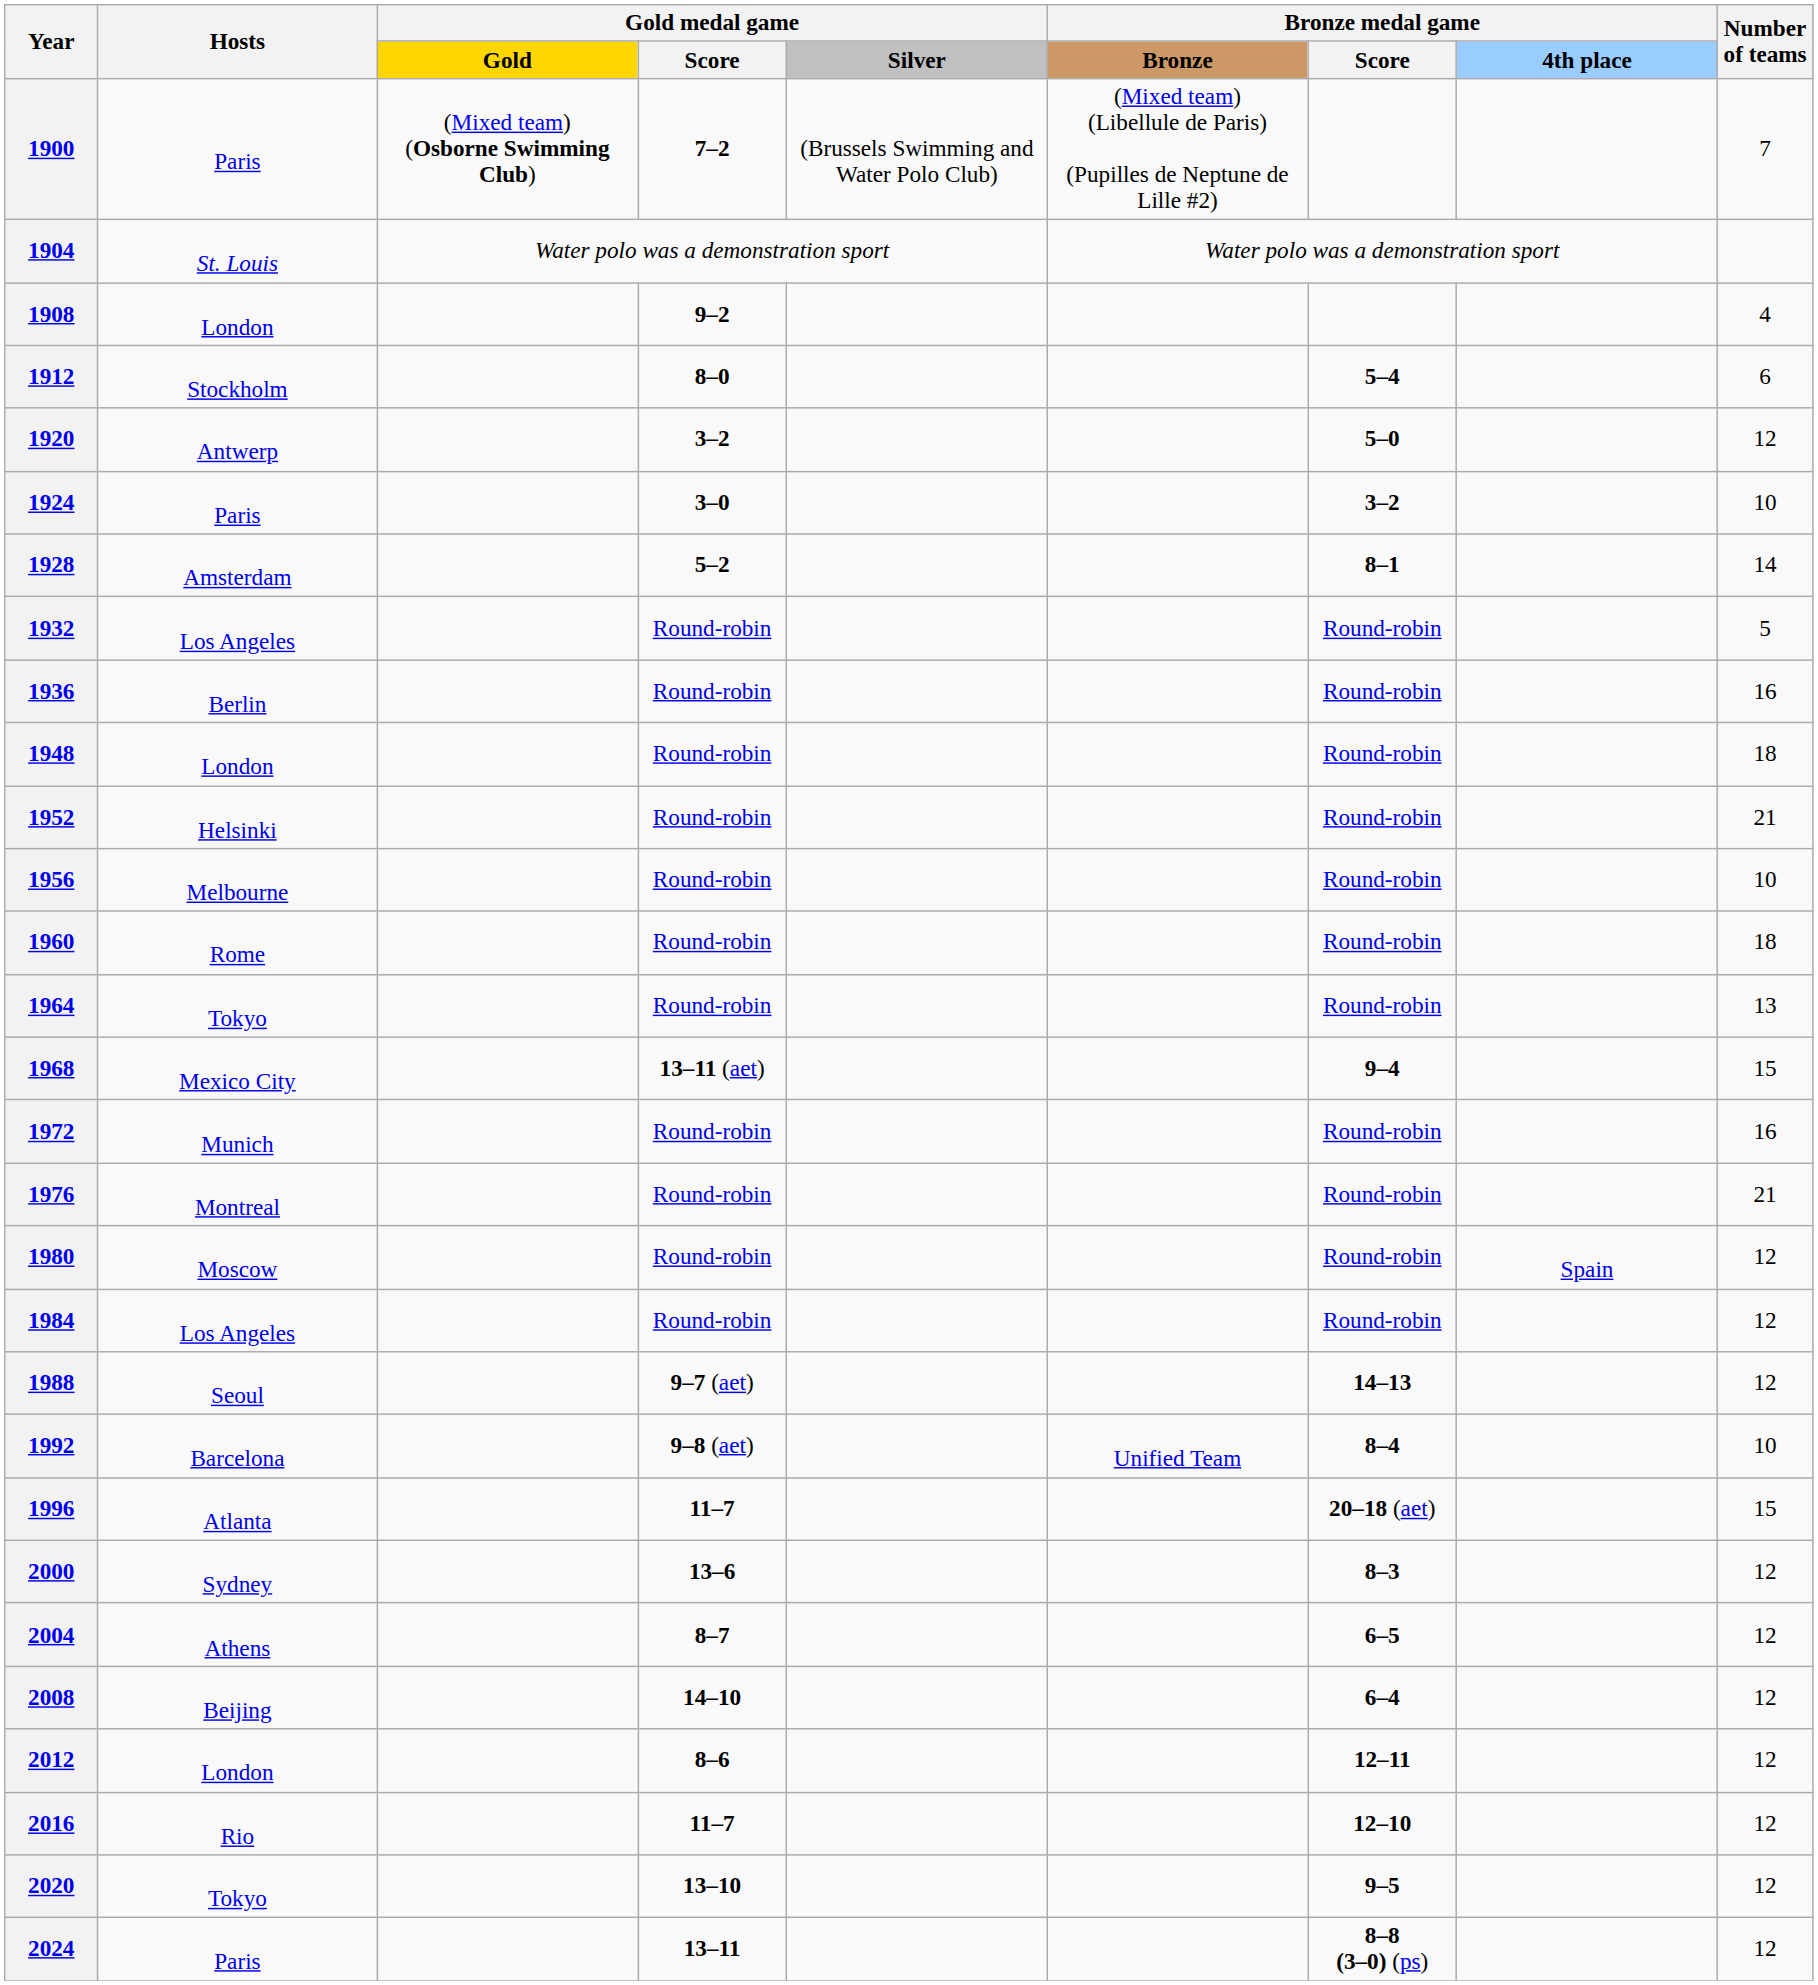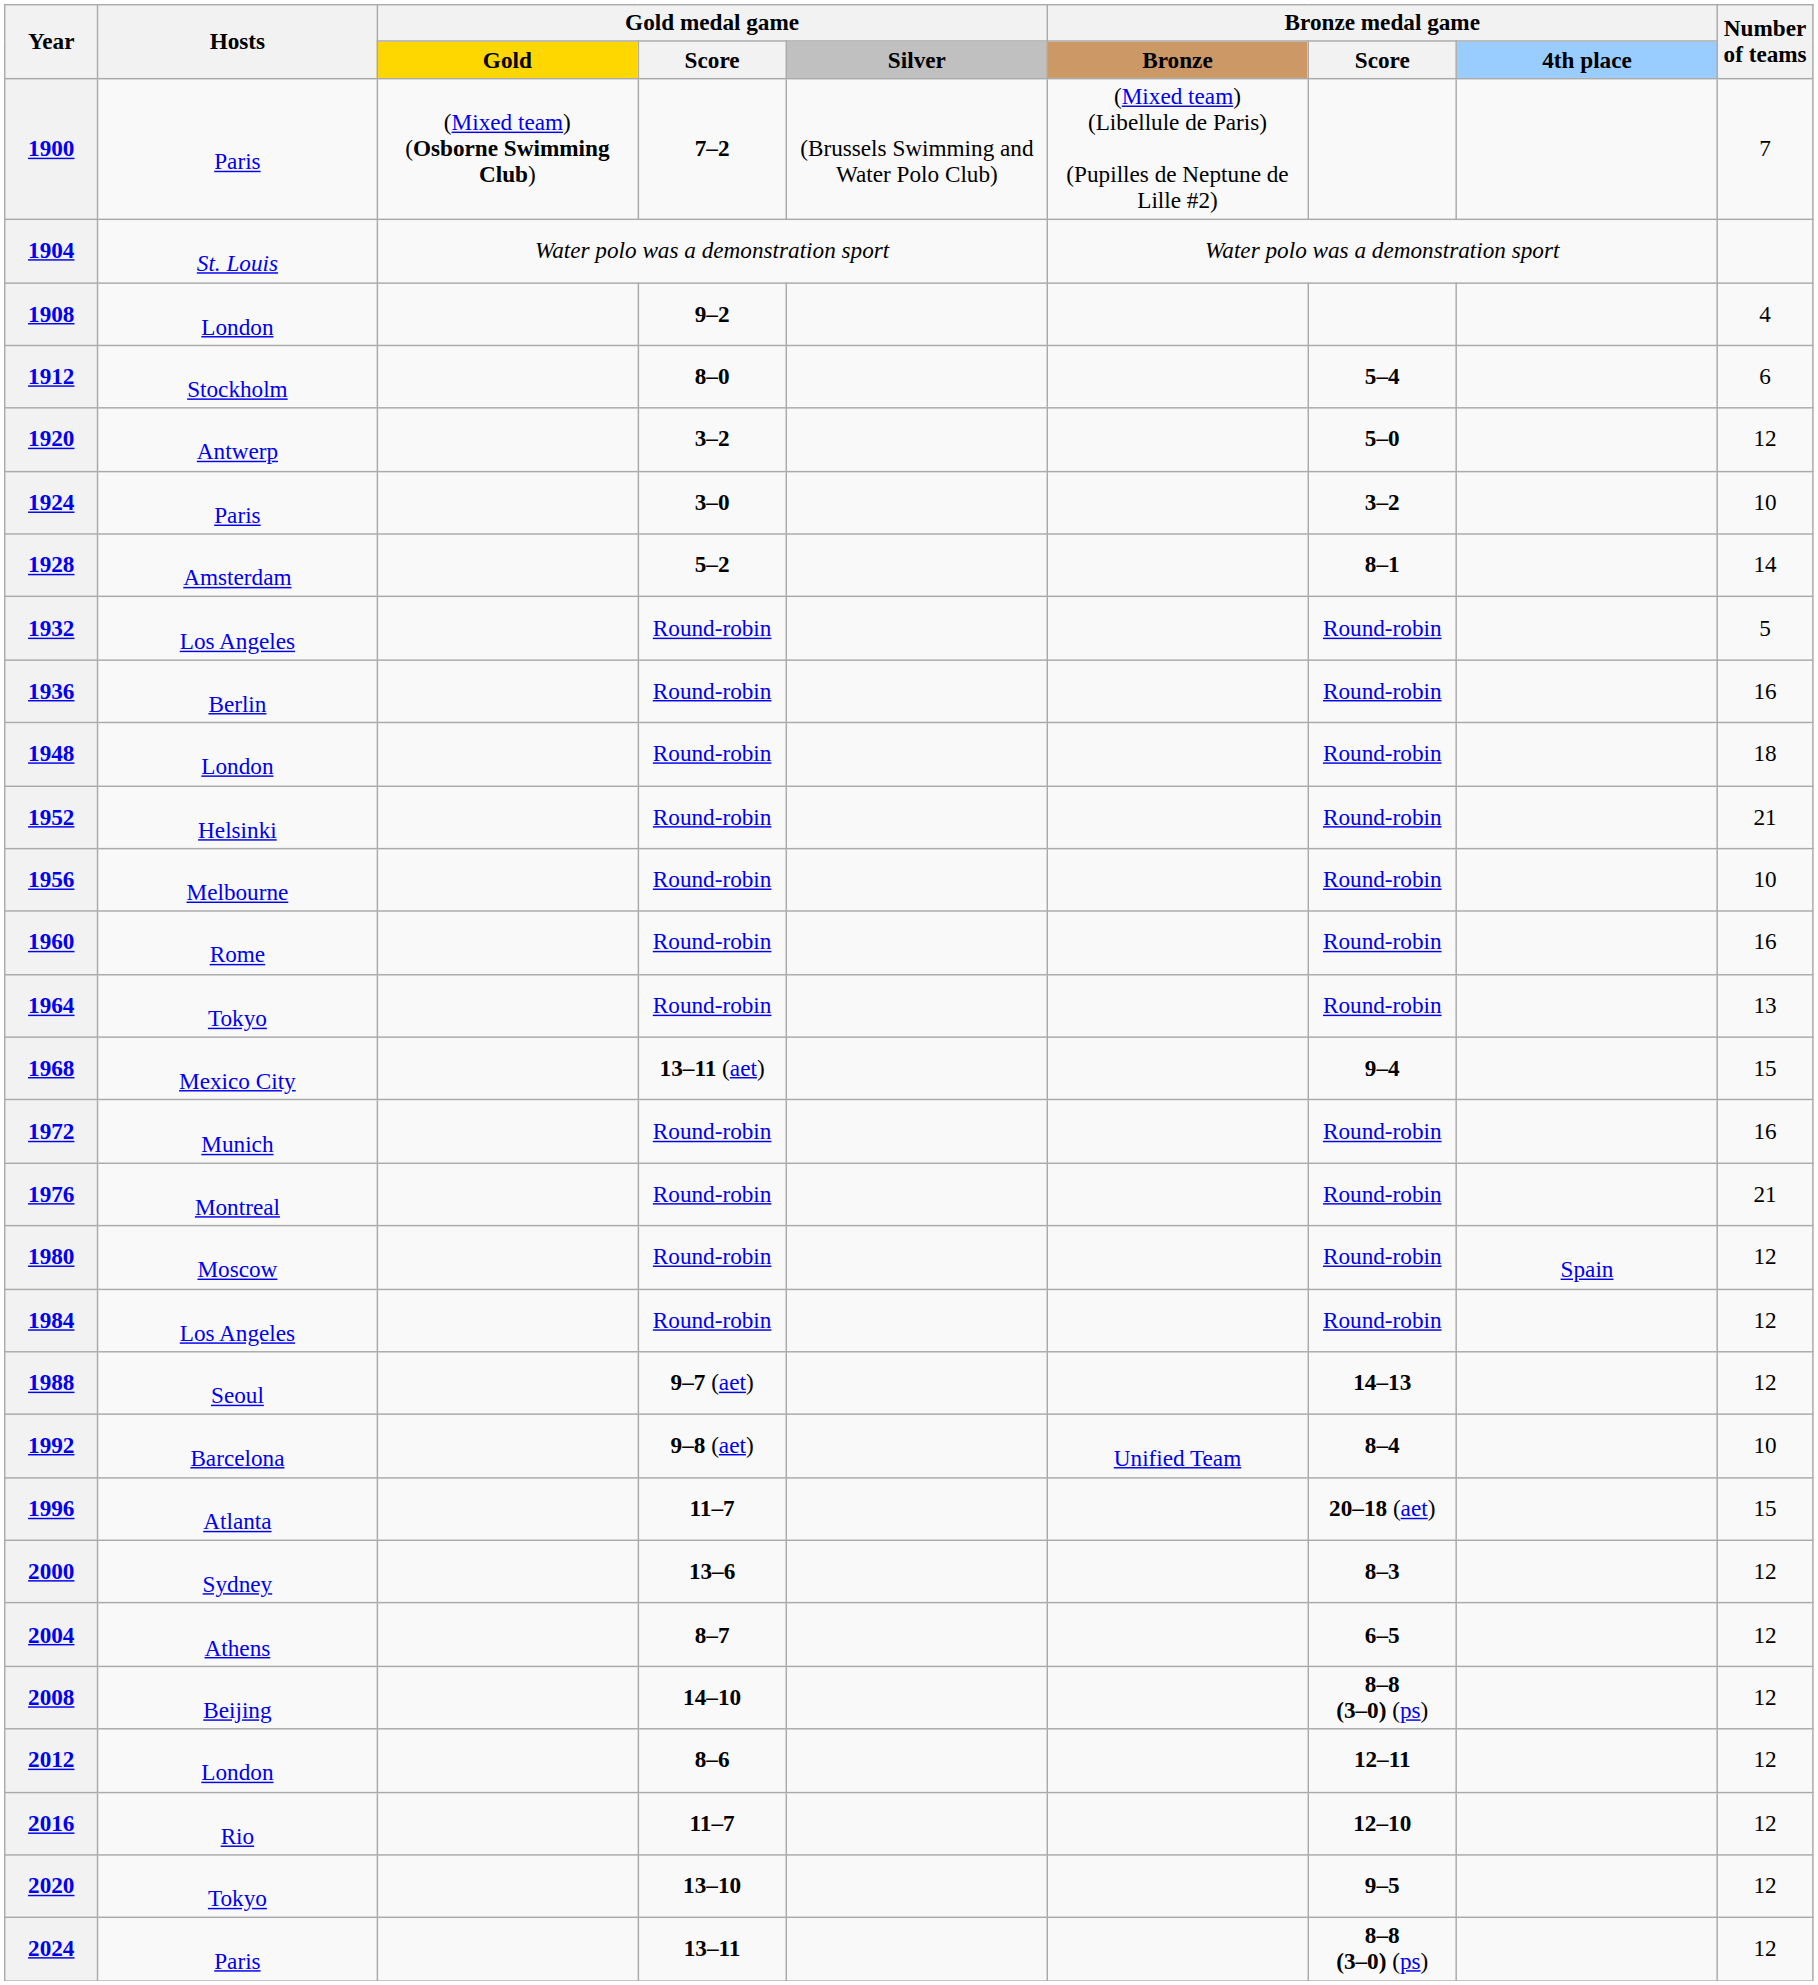(1765, 942) 18 -> (1765, 942) 16
(1382, 1697) 6–4 -> (1382, 1697) 8–8 (3–0) (ps)
